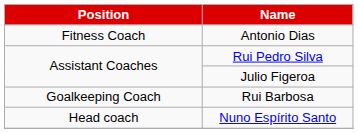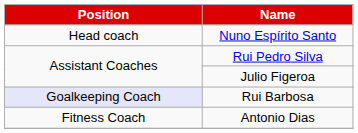rows swapped: (278, 117) <-> (278, 35)
(104, 97) no background -> (104, 97) lavender background
